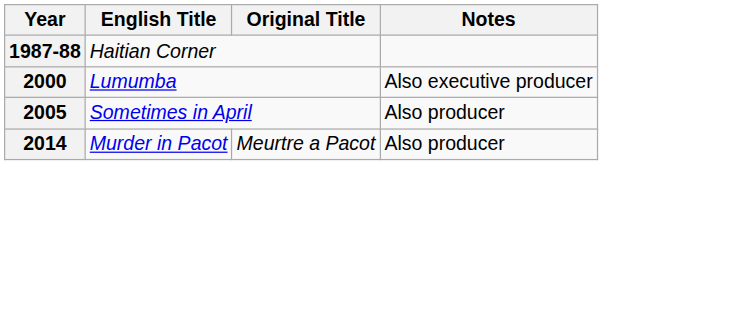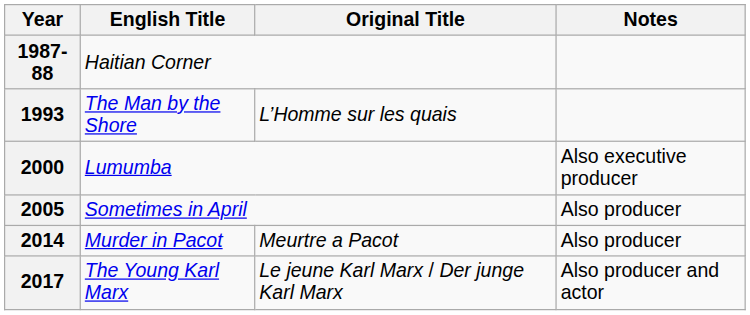+ row: (42, 114)
+ row: (42, 282)
